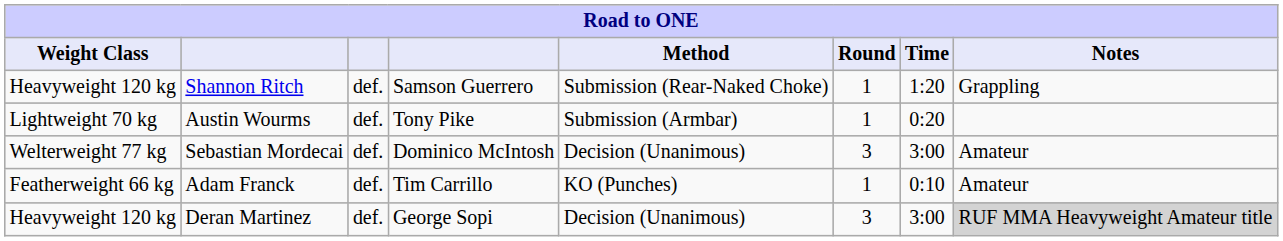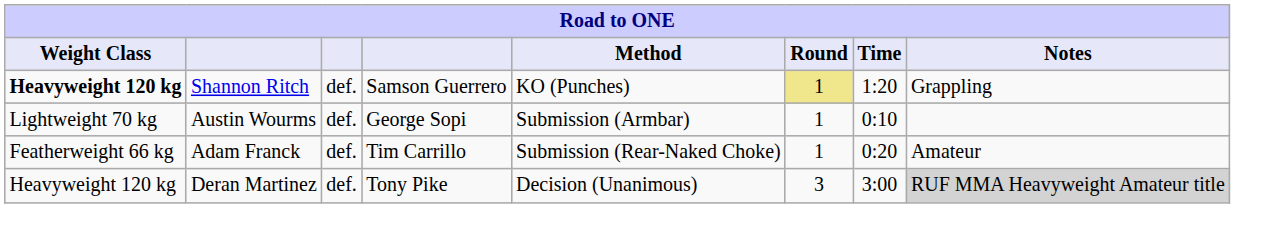(93, 86) normal -> (95, 86) bold
(696, 86) Submission (Rear-Naked Choke) -> (573, 86) KO (Punches)
(867, 86) no background -> (819, 86) khaki background
(433, 119) Tony Pike -> (416, 119) George Sopi
(927, 119) 0:20 -> (879, 119) 0:10
- row: (264, 152)
(621, 185) KO (Punches) -> (648, 152) Submission (Rear-Naked Choke)
(927, 185) 0:10 -> (879, 152) 0:20
(443, 218) George Sopi -> (407, 185) Tony Pike
